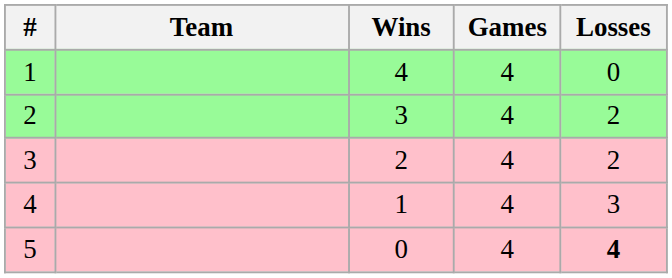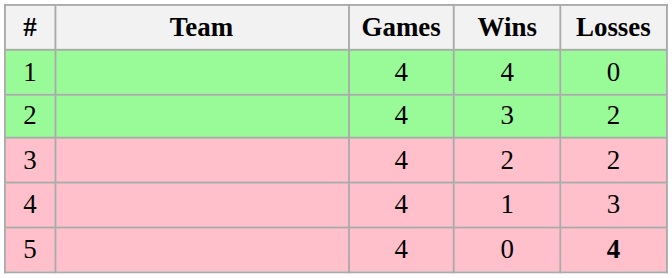columns swapped: (507, 27) <-> (401, 27)
